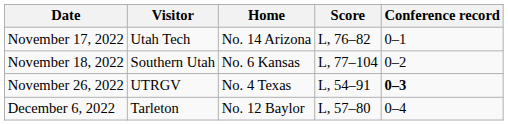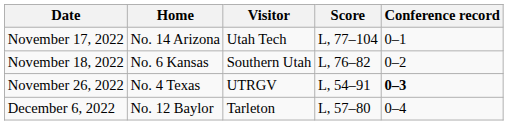columns swapped: (173, 16) <-> (266, 16)
(344, 39) L, 76–82 -> (348, 39) L, 77–104
(348, 62) L, 77–104 -> (344, 62) L, 76–82
